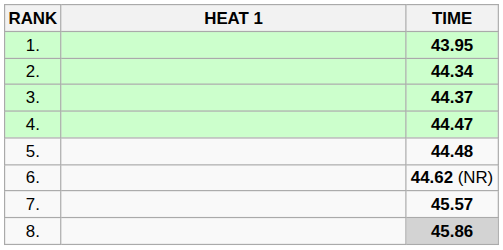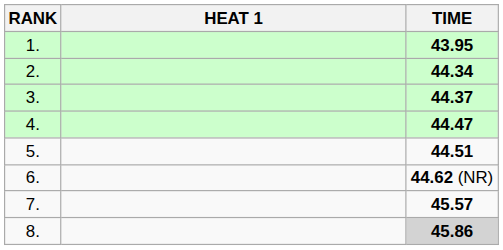(452, 151) 44.48 -> (452, 151) 44.51
